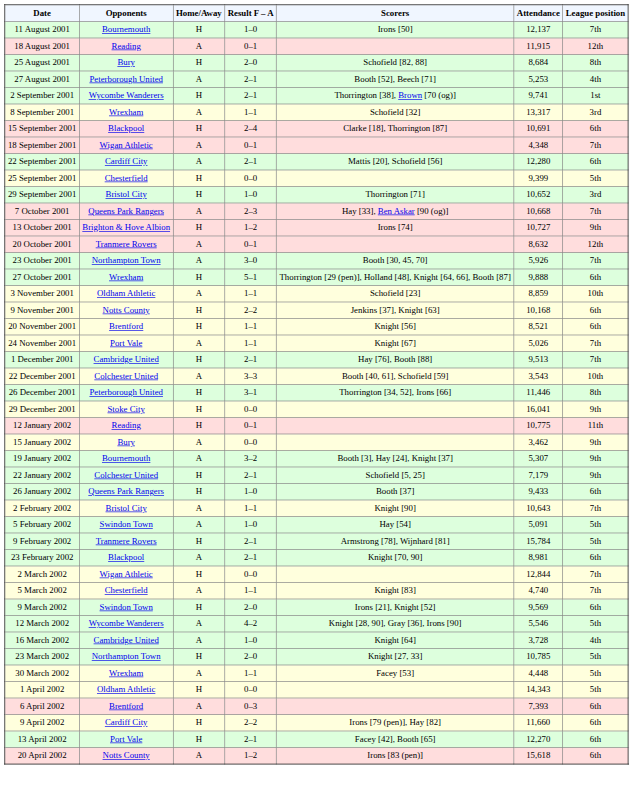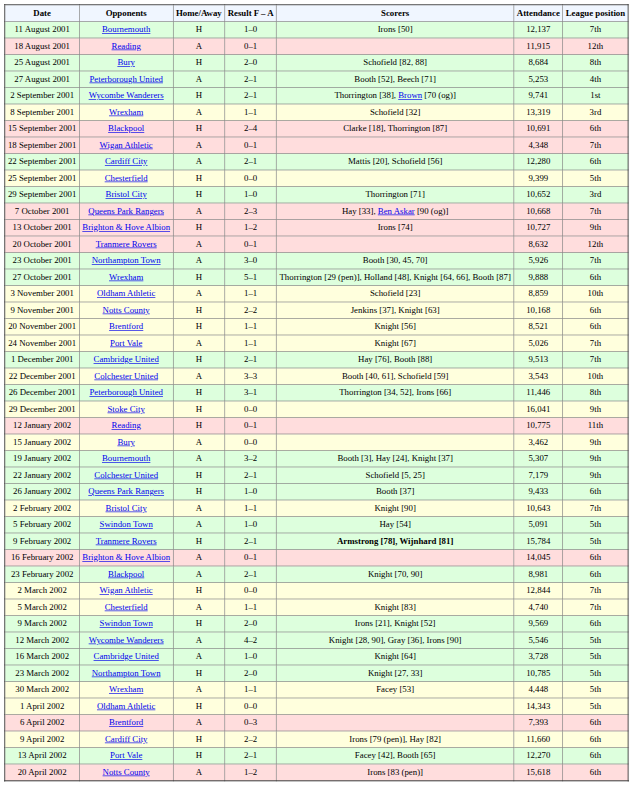(538, 112) 13,317 -> (538, 112) 13,319
(395, 541) normal -> (395, 541) bold
+ row: (42, 557)
(595, 640) 4th -> (595, 656) 5th
